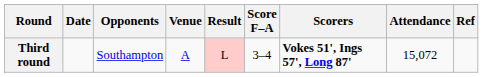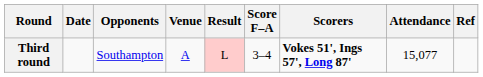(420, 55) 15,072 -> (420, 55) 15,077
